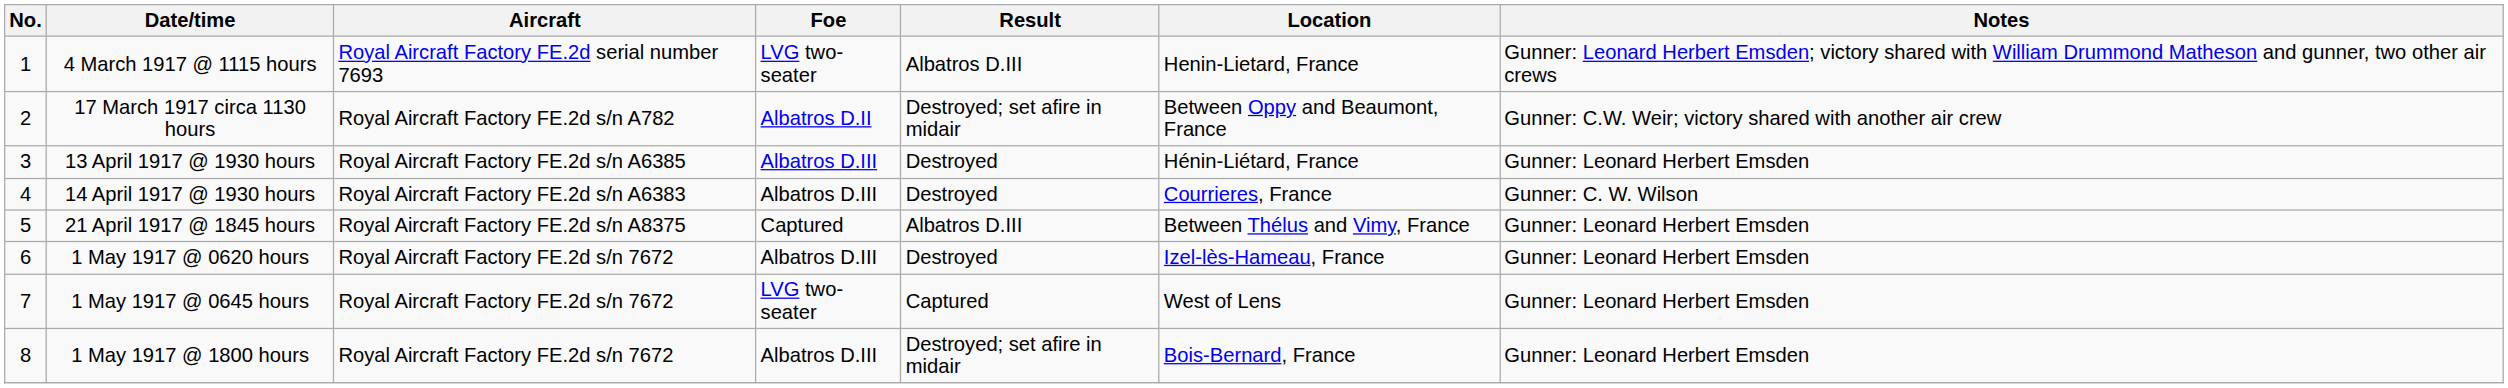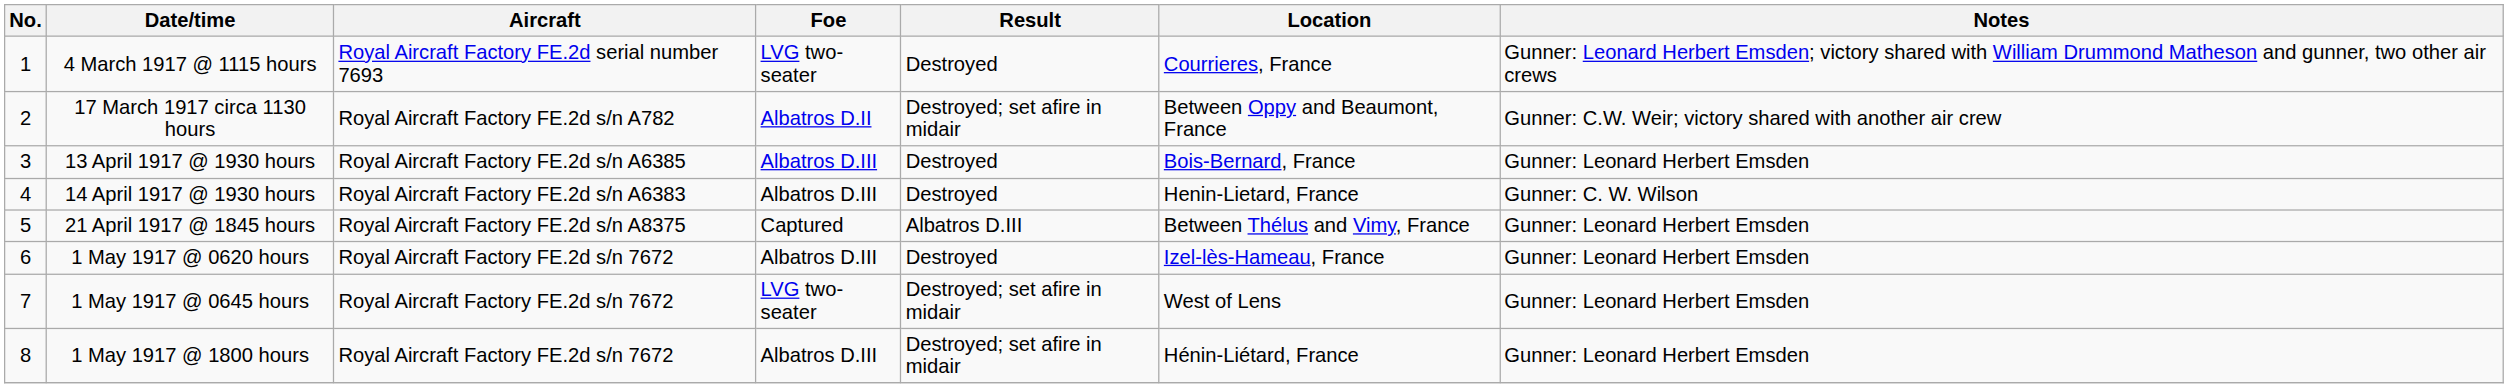(964, 63) Albatros D.III -> (952, 63) Destroyed
(1261, 63) Henin-Lietard, France -> (1248, 63) Courrieres, France
(1261, 161) Hénin-Liétard, France -> (1260, 161) Bois-Bernard, France
(1248, 193) Courrieres, France -> (1261, 193) Henin-Lietard, France
(947, 300) Captured -> (1004, 300) Destroyed; set afire in midair
(1260, 355) Bois-Bernard, France -> (1261, 355) Hénin-Liétard, France
